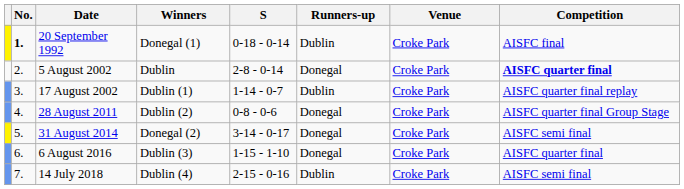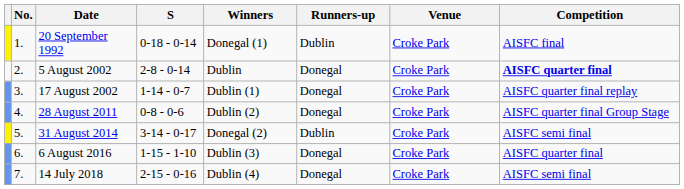columns swapped: (183, 15) <-> (263, 15)
(19, 43) bold -> (19, 43) normal
(317, 91) Dublin -> (321, 91) Donegal
(321, 133) Donegal -> (317, 133) Dublin
(317, 174) Dublin -> (321, 174) Donegal
